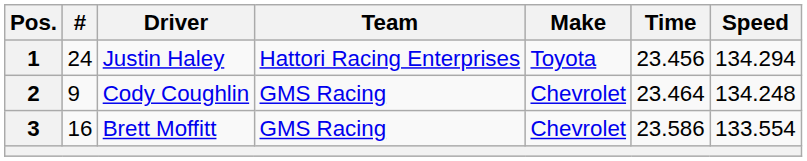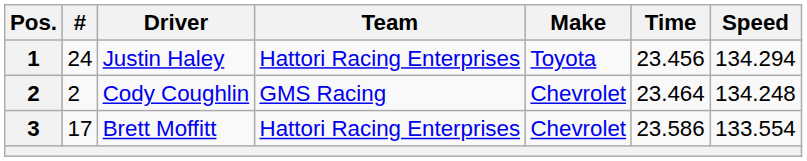(74, 93) 9 -> (74, 93) 2
(80, 129) 16 -> (80, 129) 17
(323, 129) GMS Racing -> (390, 129) Hattori Racing Enterprises
